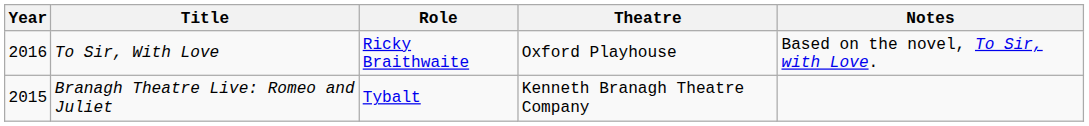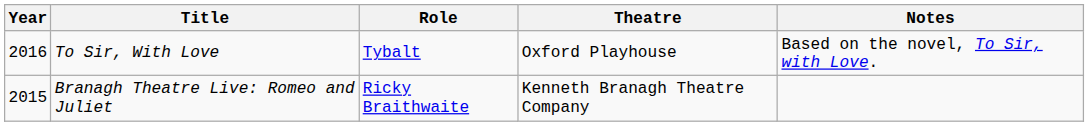(416, 53) Ricky Braithwaite -> (392, 53) Tybalt
(392, 98) Tybalt -> (416, 98) Ricky Braithwaite
